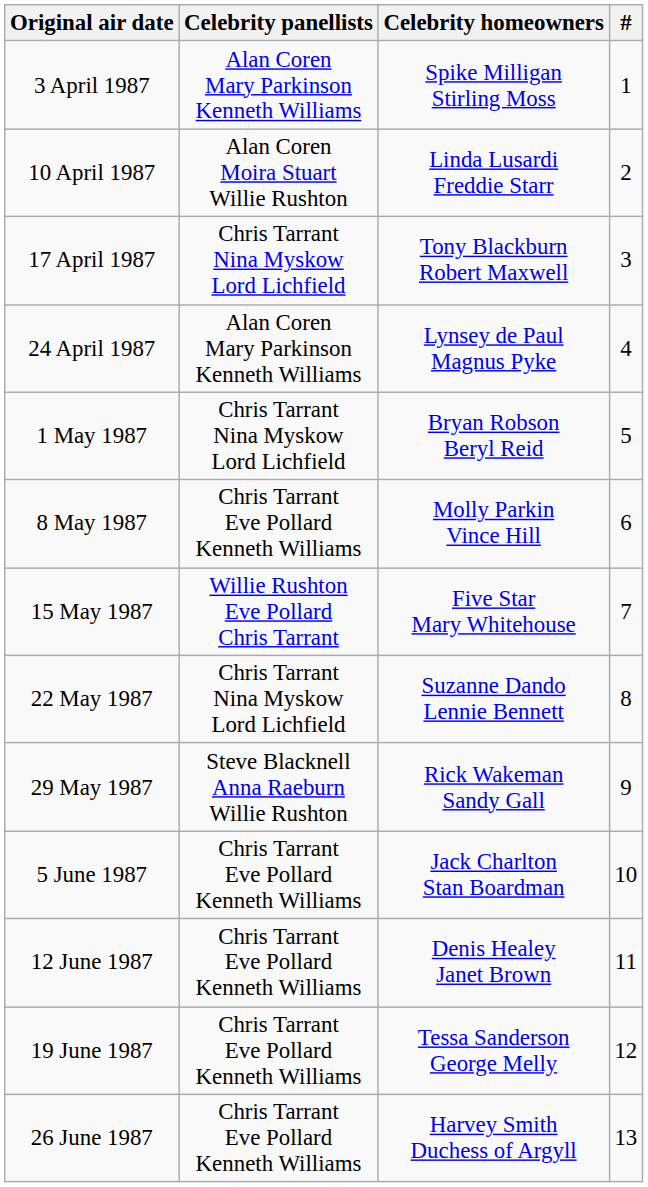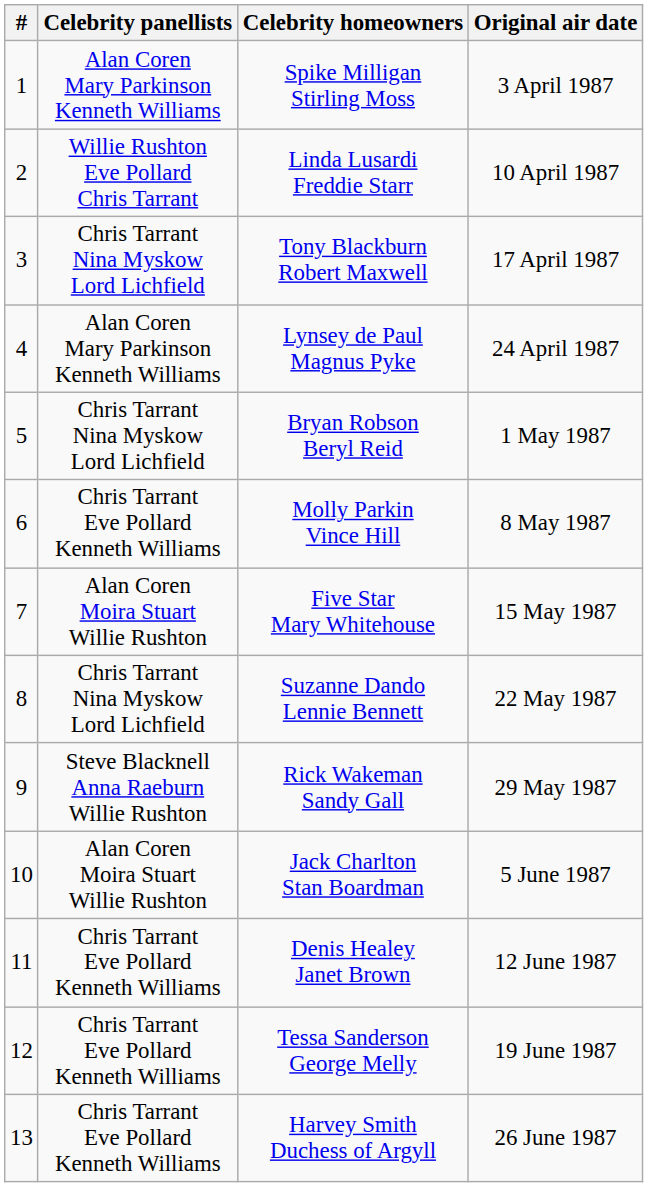columns swapped: (626, 22) <-> (92, 22)
(278, 172) Alan Coren Moira Stuart Willie Rushton -> (138, 172) Willie Rushton Eve Pollard Chris Tarrant
(278, 611) Willie Rushton Eve Pollard Chris Tarrant -> (138, 611) Alan Coren Moira Stuart Willie Rushton
(278, 874) Chris Tarrant Eve Pollard Kenneth Williams -> (138, 874) Alan Coren Moira Stuart Willie Rushton
